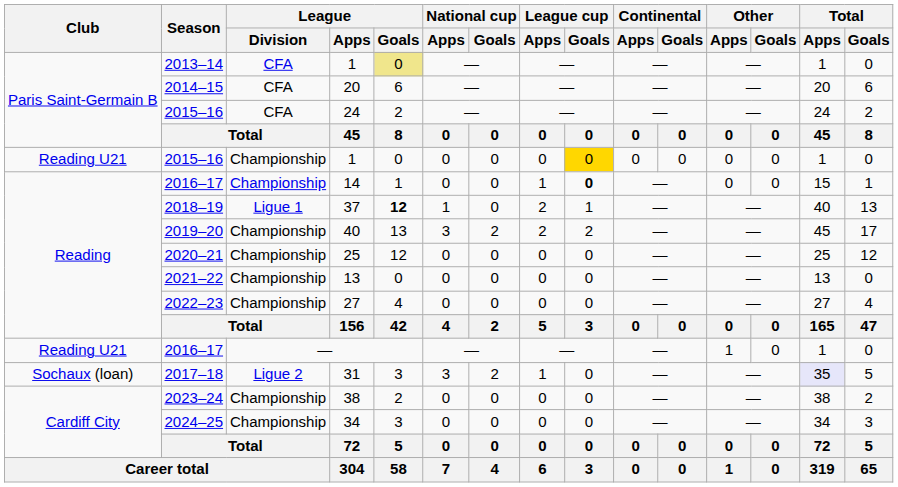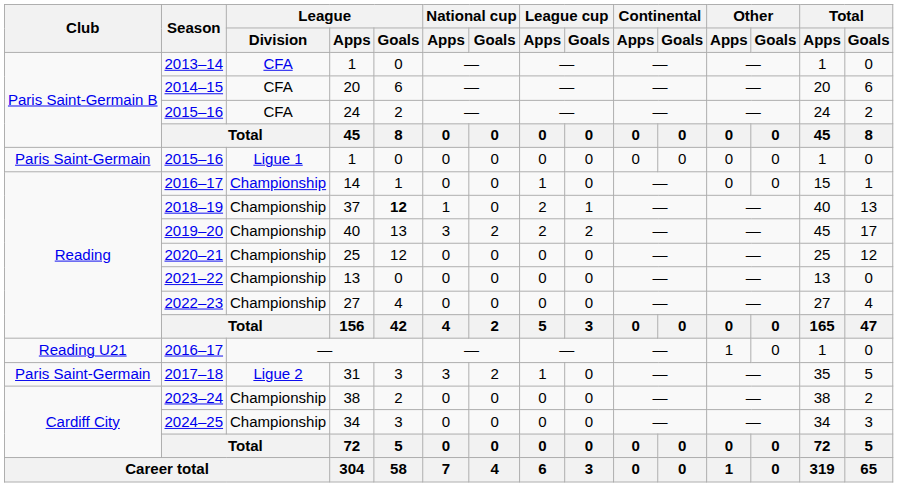(398, 64) khaki background -> (398, 64) no background
(83, 159) Reading U21 -> (83, 159) Paris Saint-Germain
(278, 159) Championship -> (278, 159) Ligue 1
(589, 159) gold background -> (589, 159) no background
(589, 183) bold -> (589, 183) normal
(278, 207) Ligue 1 -> (278, 207) Championship
(83, 374) Sochaux (loan) -> (83, 374) Paris Saint-Germain
(822, 374) lavender background -> (822, 374) no background
